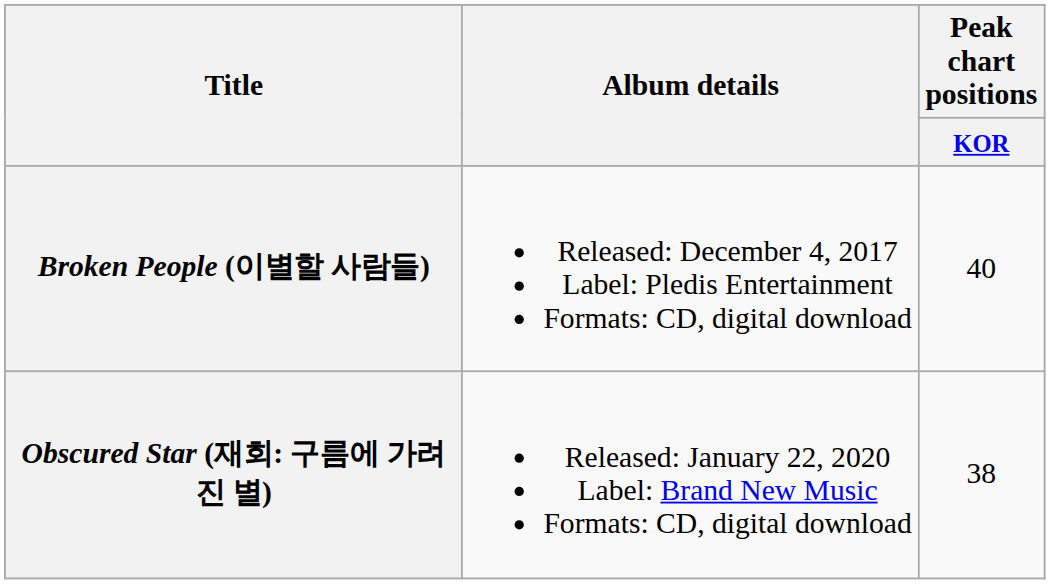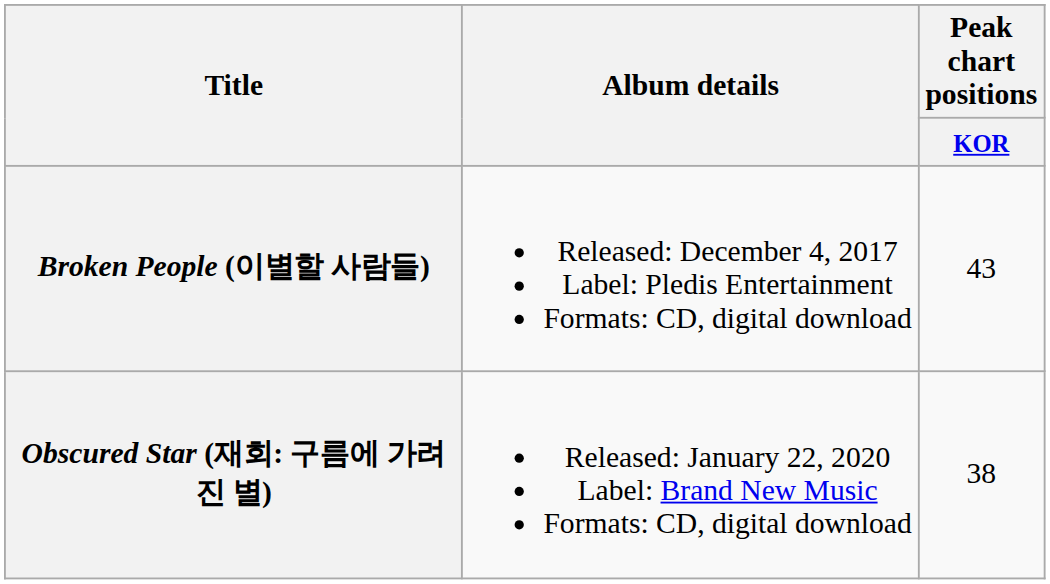(981, 268) 40 -> (981, 268) 43
